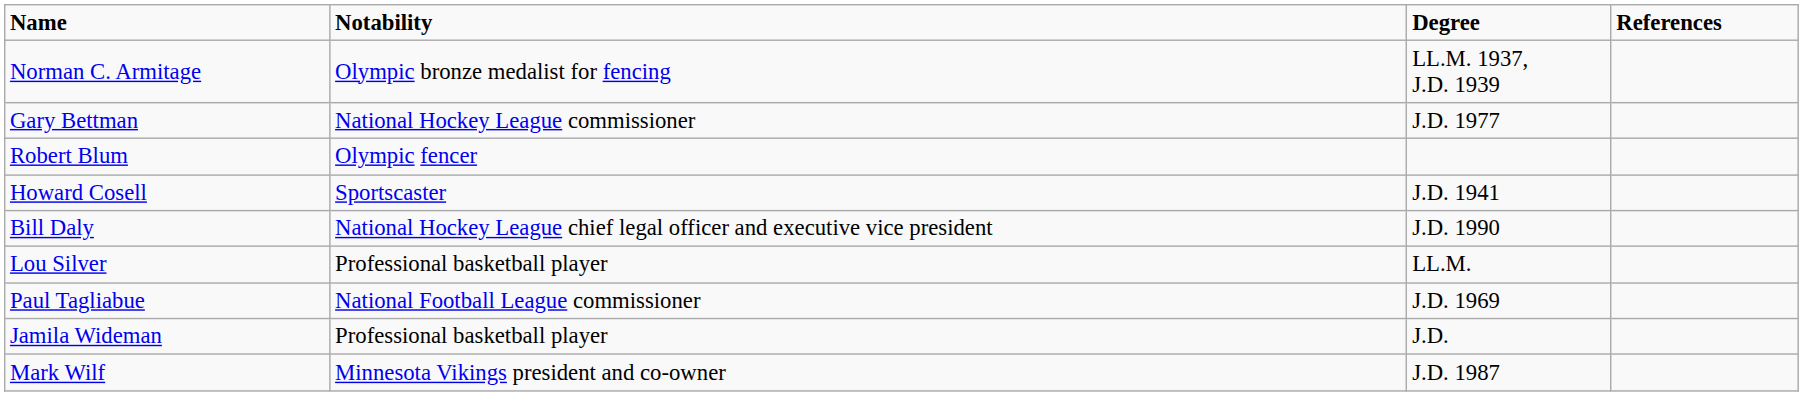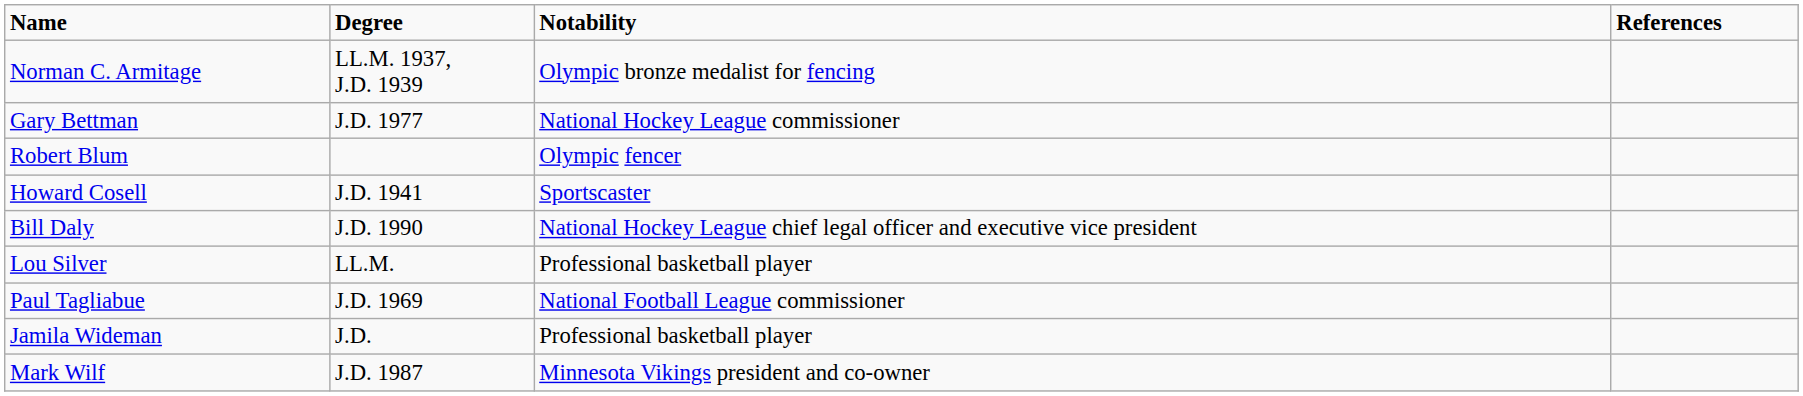columns swapped: (1446, 22) <-> (384, 22)
